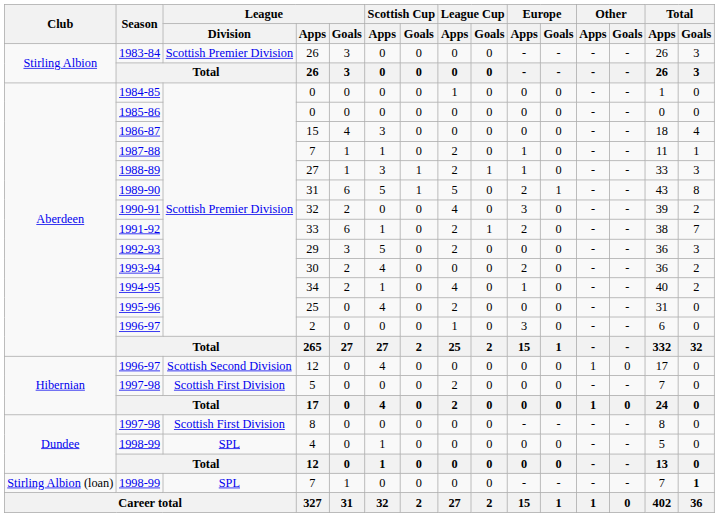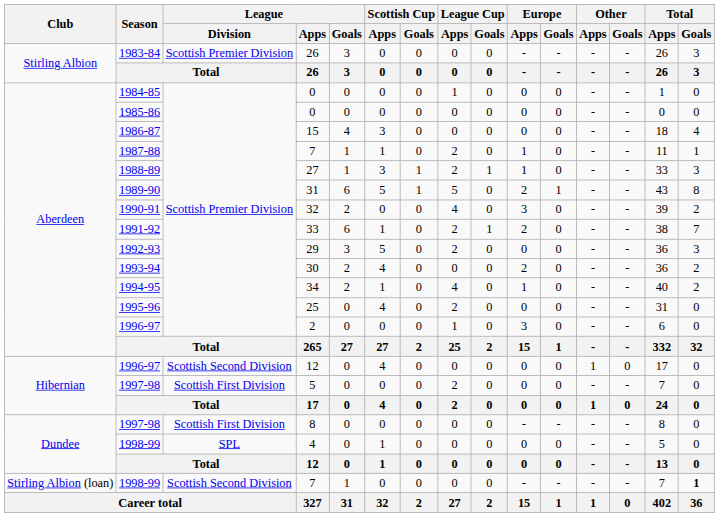(229, 483) SPL -> (229, 483) Scottish Second Division
